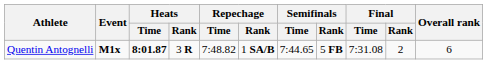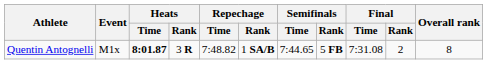(110, 50) bold -> (109, 50) normal
(449, 50) 6 -> (449, 50) 8
